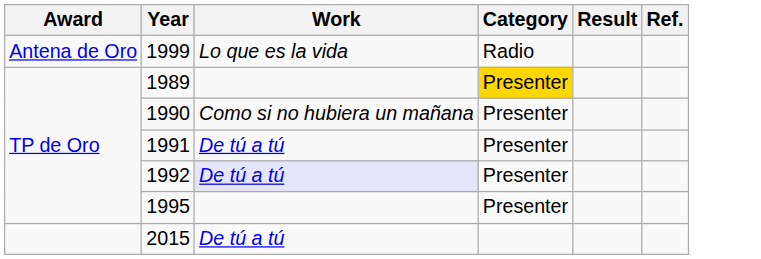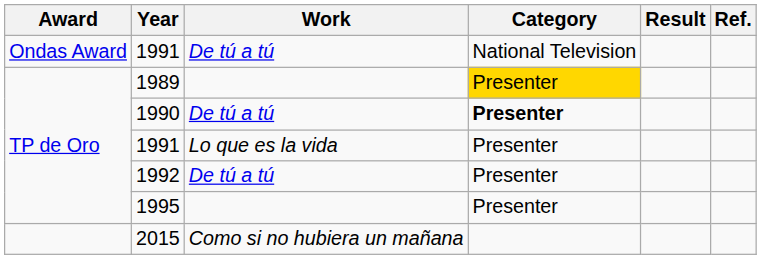+ row: (68, 51)
- row: (73, 51)
(336, 113) Como si no hubiera un mañana -> (232, 113) De tú a tú
(525, 113) normal -> (518, 113) bold
(242, 144) De tú a tú -> (263, 144) Lo que es la vida
(242, 176) lavender background -> (232, 176) no background
(242, 238) De tú a tú -> (326, 238) Como si no hubiera un mañana
